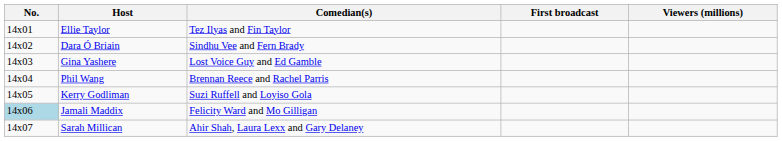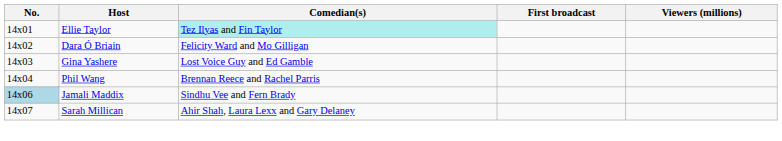(240, 29) no background -> (231, 29) paleturquoise background
(247, 45) Sindhu Vee and Fern Brady -> (245, 45) Felicity Ward and Mo Gilligan
- row: (95, 95)
(253, 111) Felicity Ward and Mo Gilligan -> (238, 95) Sindhu Vee and Fern Brady
